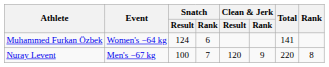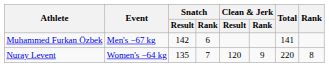(137, 40) Women's −64 kg -> (131, 40) Men's −67 kg
(182, 40) 124 -> (182, 40) 142
(131, 55) Men's −67 kg -> (137, 55) Women's −64 kg
(182, 55) 100 -> (182, 55) 135
